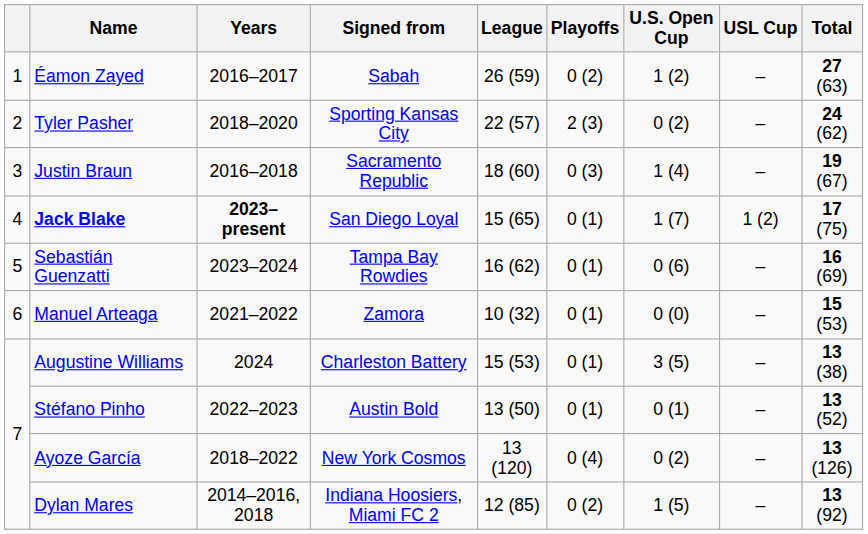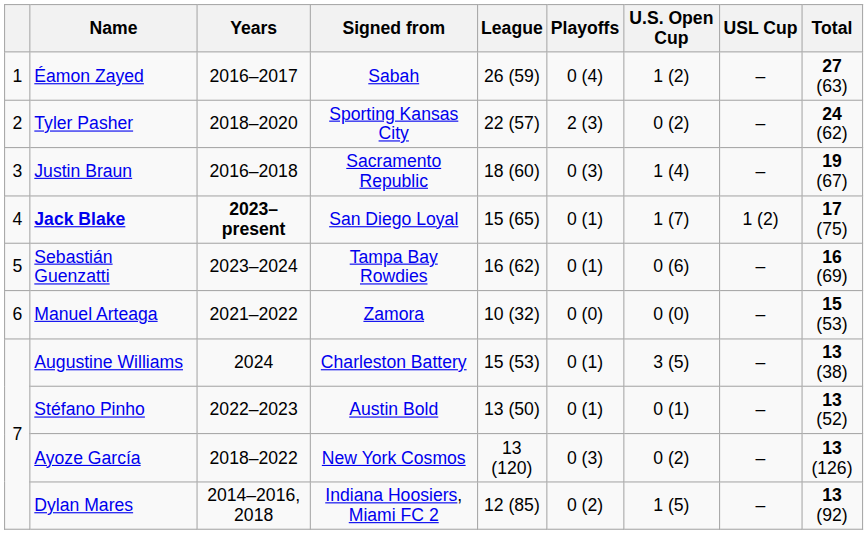(585, 76) 0 (2) -> (585, 76) 0 (4)
(585, 314) 0 (1) -> (585, 314) 0 (0)
(585, 457) 0 (4) -> (585, 457) 0 (3)
